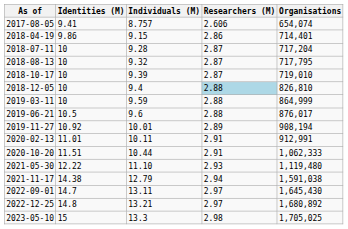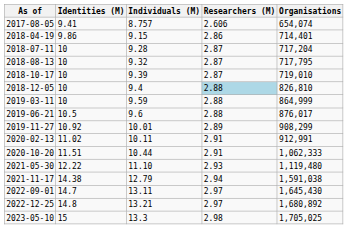(296, 127) 908,194 -> (296, 127) 908,299
(70, 140) 11.01 -> (70, 140) 11.02
